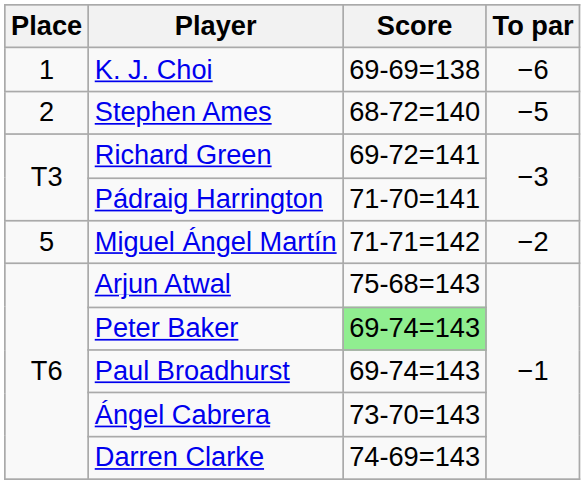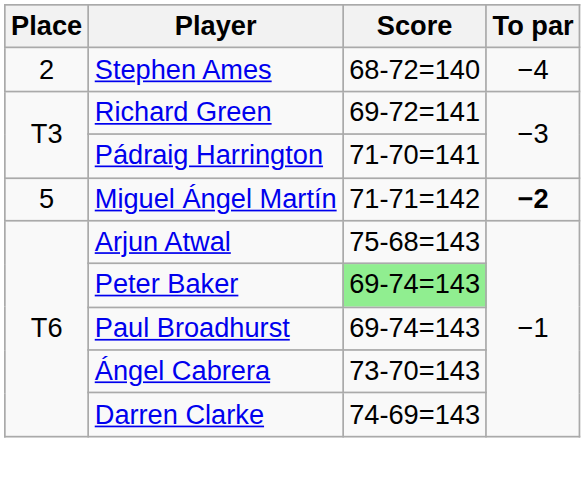- row: (154, 69)
(533, 112) −5 -> (533, 69) −4
(533, 241) normal -> (533, 198) bold
